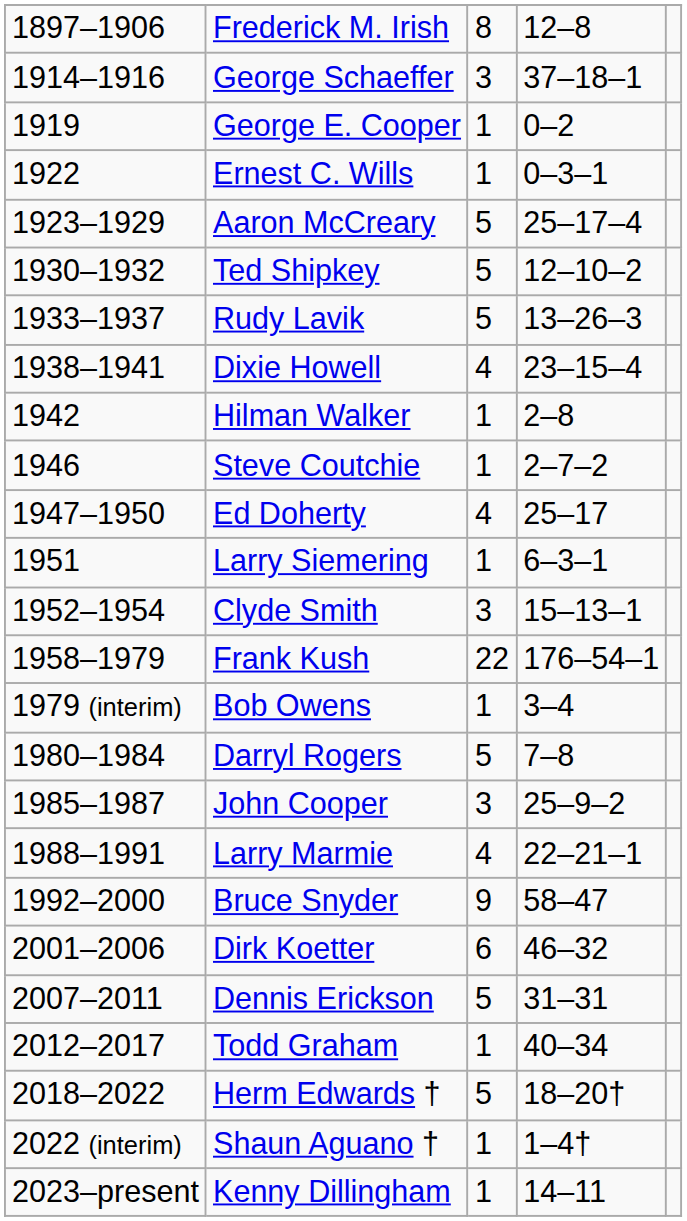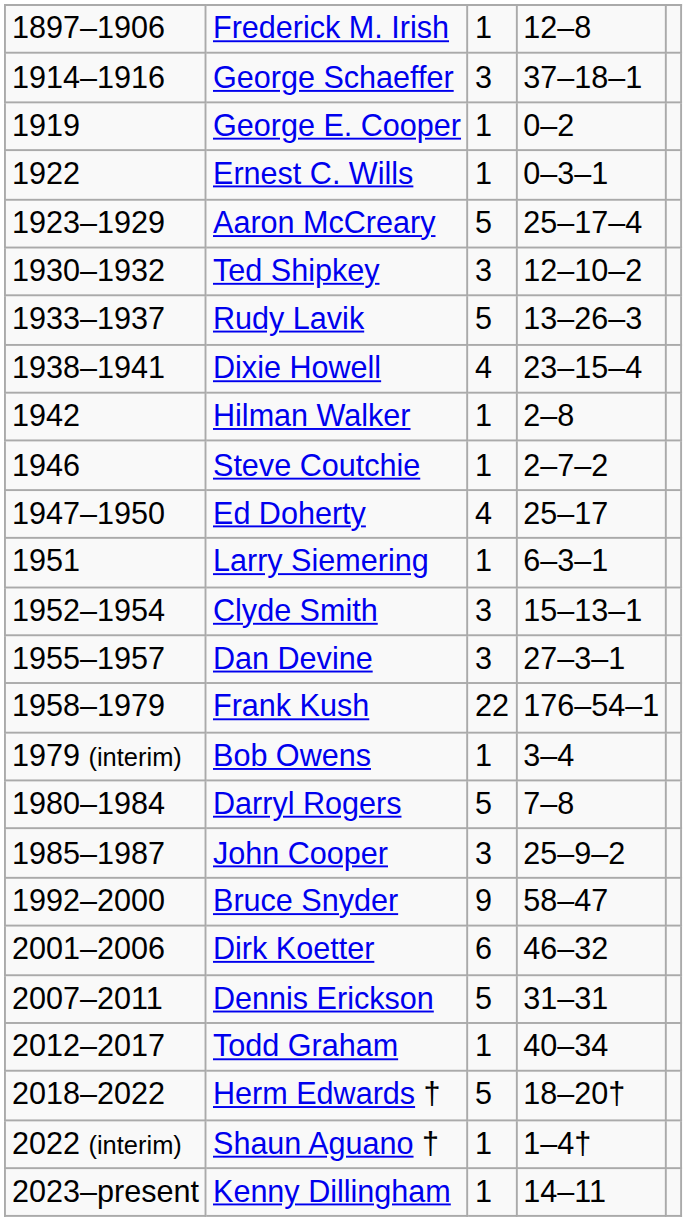(484, 28) 8 -> (484, 28) 1
(484, 271) 5 -> (484, 271) 3
+ row: (293, 658)
- row: (303, 852)
